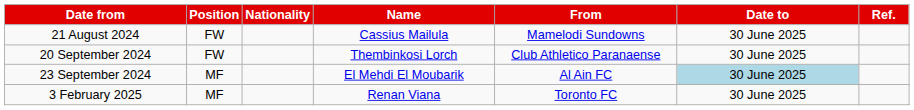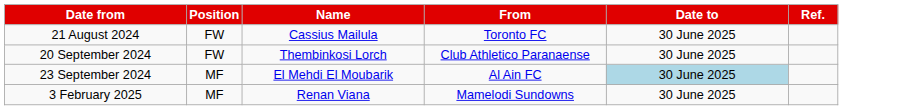- column: (278, 15)
(586, 35) Mamelodi Sundowns -> (515, 35) Toronto FC
(586, 95) Toronto FC -> (515, 95) Mamelodi Sundowns
